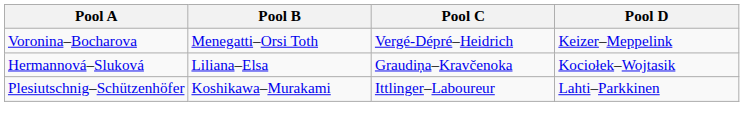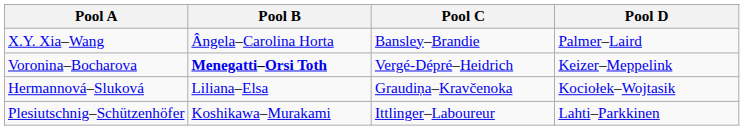+ row: (56, 40)
(255, 40) normal -> (259, 64) bold
